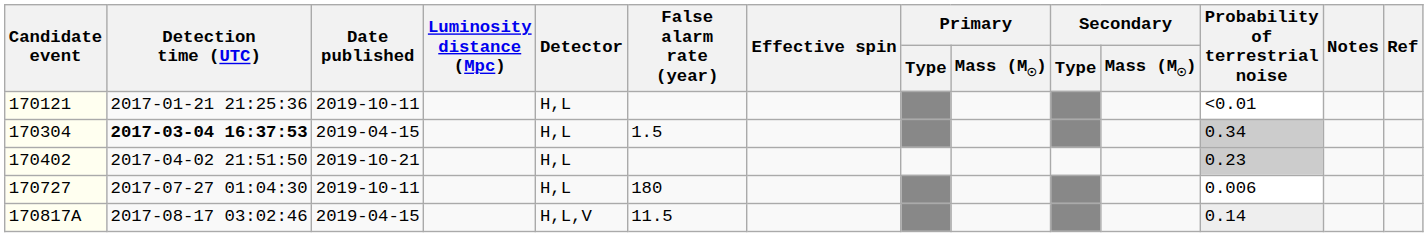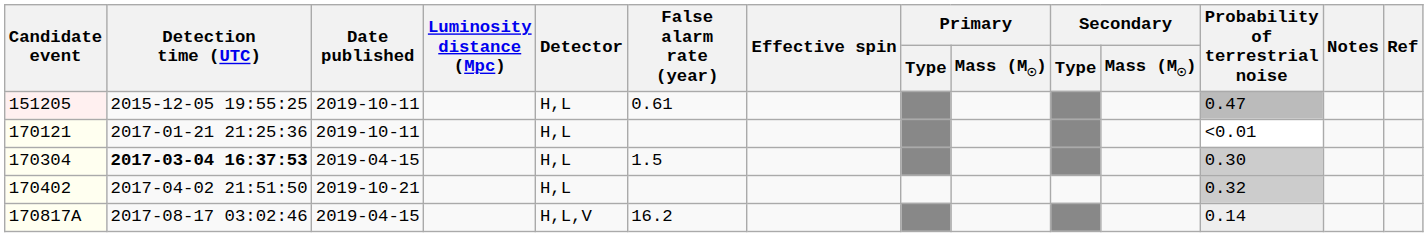+ row: (40, 106)
(1225, 134) 0.34 -> (1225, 162) 0.30
(1225, 162) 0.23 -> (1225, 189) 0.32
- row: (40, 189)
(652, 217) 11.5 -> (652, 217) 16.2
